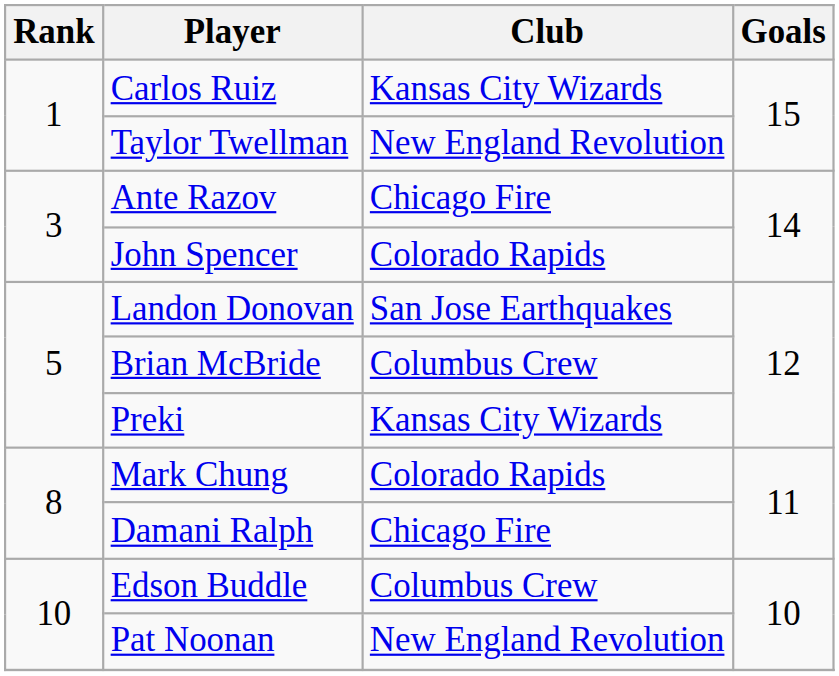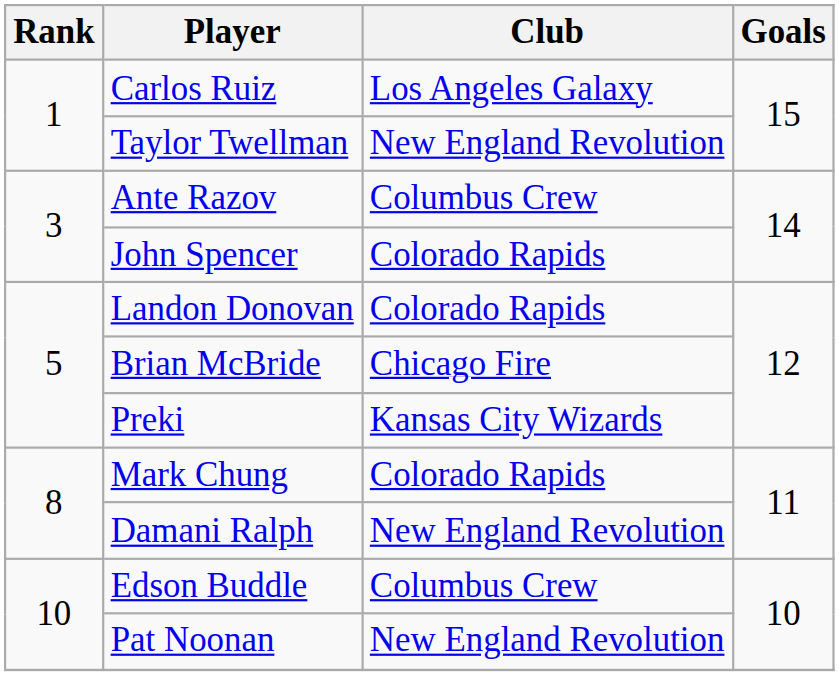(516, 87) Kansas City Wizards -> (511, 87) Los Angeles Galaxy
(460, 198) Chicago Fire -> (484, 198) Columbus Crew
(521, 308) San Jose Earthquakes -> (488, 308) Colorado Rapids
(484, 364) Columbus Crew -> (460, 364) Chicago Fire
(460, 530) Chicago Fire -> (547, 530) New England Revolution
